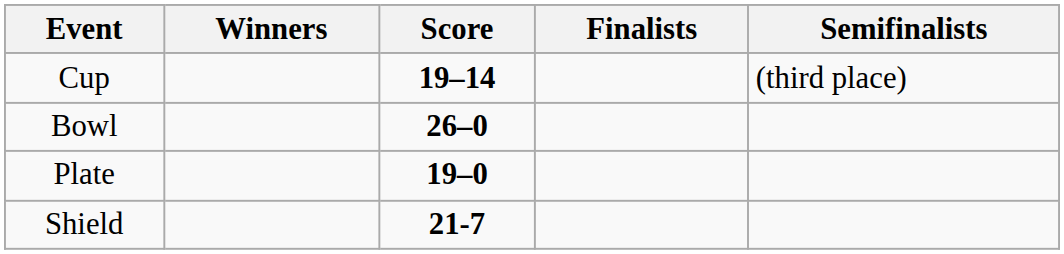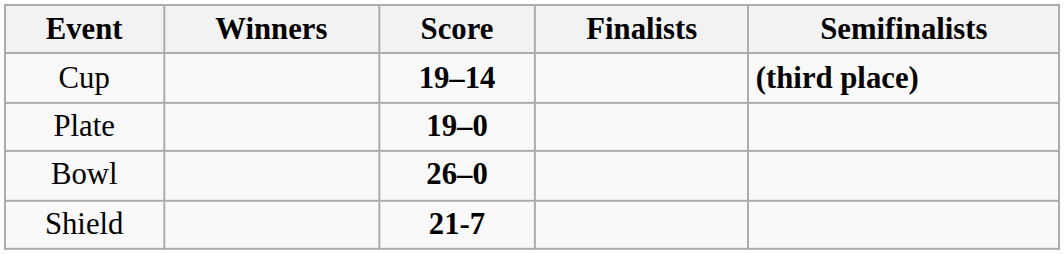(831, 77) normal -> (837, 77) bold
rows swapped: (84, 175) <-> (84, 126)
